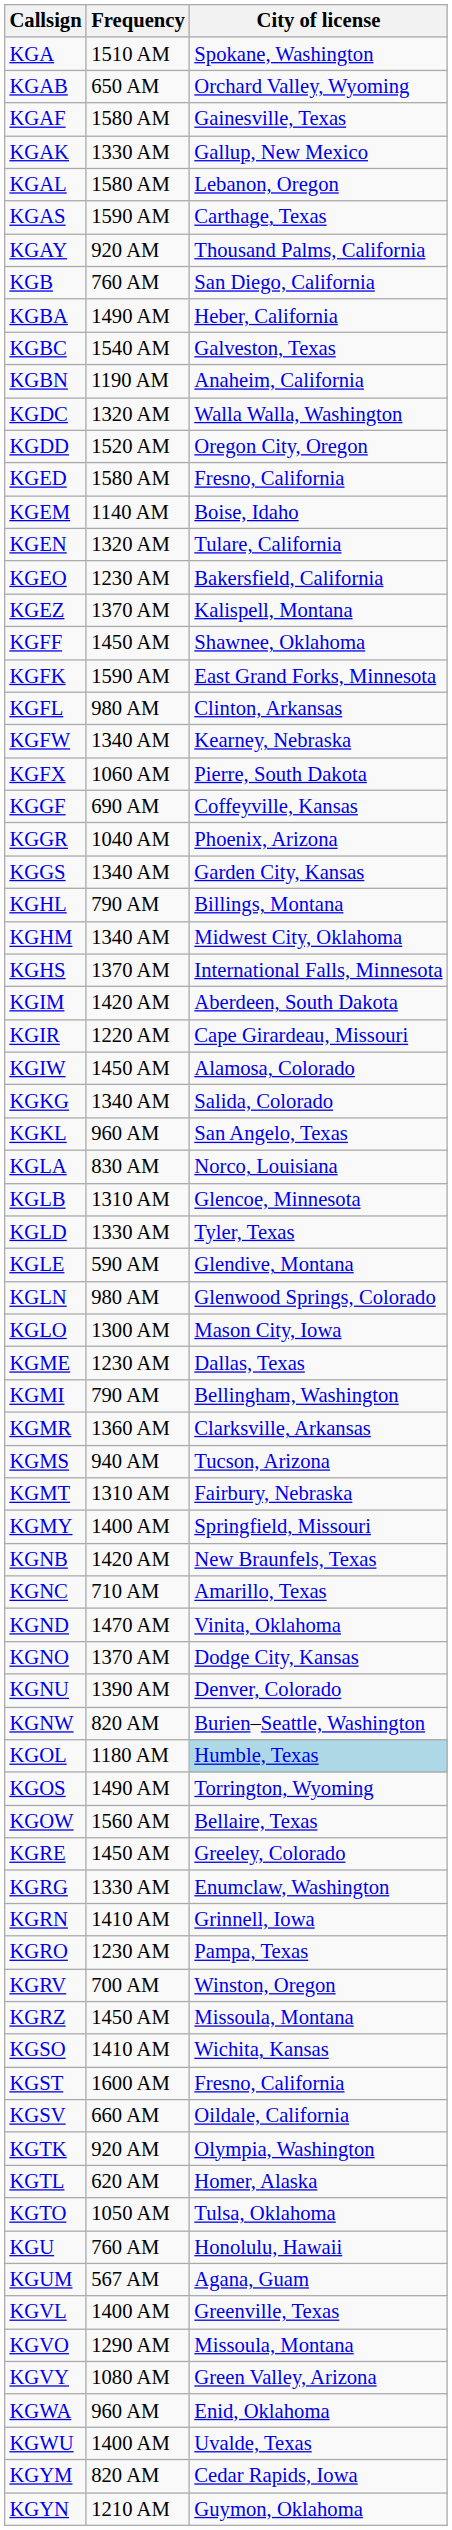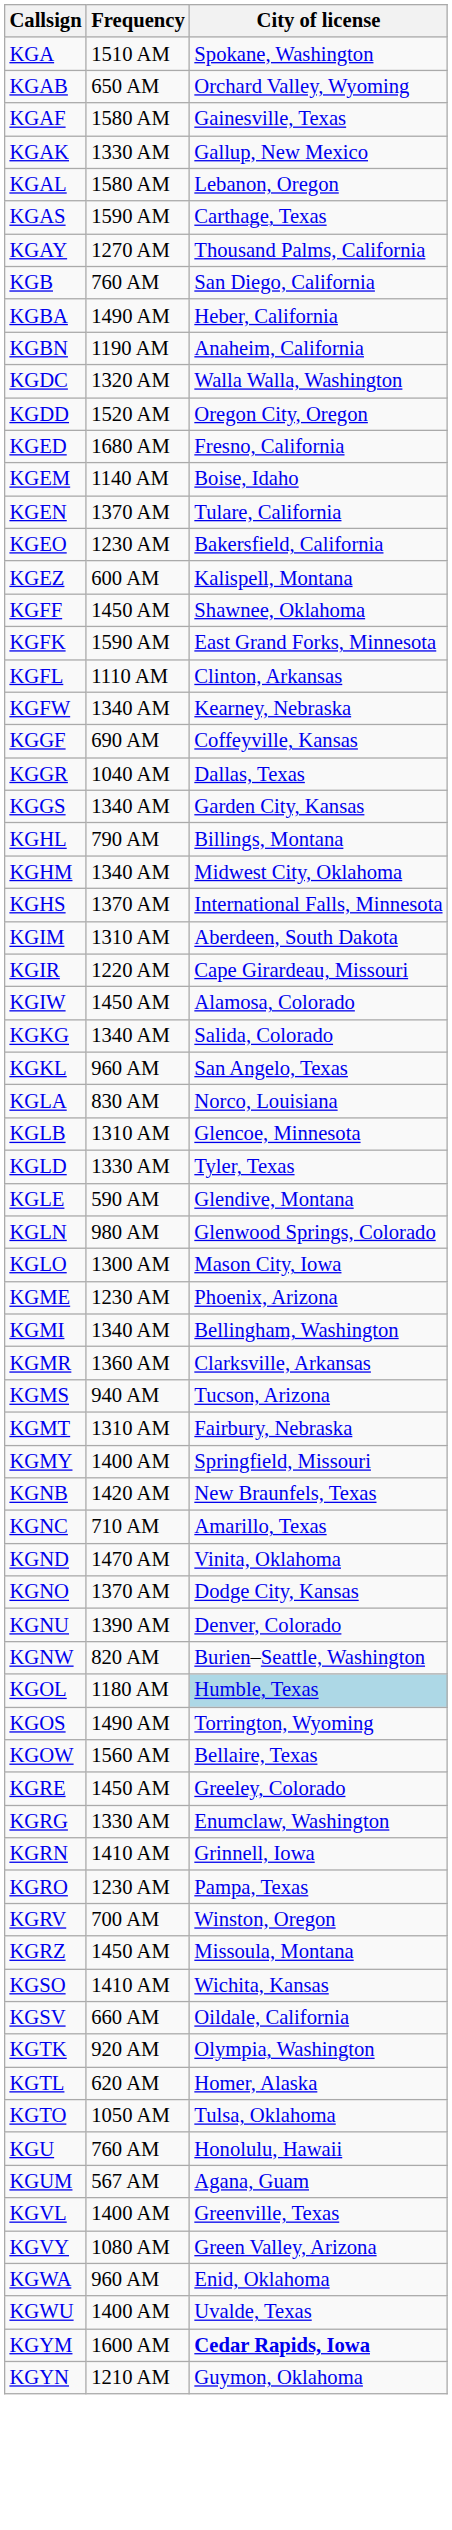(125, 250) 920 AM -> (130, 250) 1270 AM
- row: (38, 348)
(130, 479) 1580 AM -> (130, 446) 1680 AM
(130, 544) 1320 AM -> (130, 511) 1370 AM
(130, 610) 1370 AM -> (125, 577) 600 AM
(125, 708) 980 AM -> (130, 675) 1110 AM
- row: (37, 773)
(266, 839) Phoenix, Arizona -> (250, 773) Dallas, Texas
(130, 1002) 1420 AM -> (130, 937) 1310 AM
(250, 1362) Dallas, Texas -> (266, 1297) Phoenix, Arizona
(125, 1395) 790 AM -> (130, 1330) 1340 AM
- row: (36, 2083)
- row: (39, 2344)
(125, 2475) 820 AM -> (130, 2344) 1600 AM
(276, 2475) normal -> (282, 2344) bold
